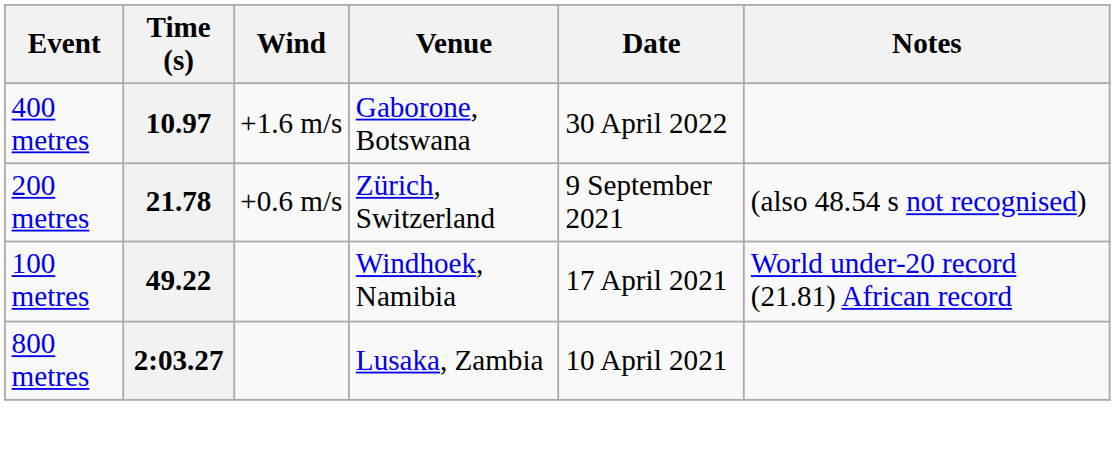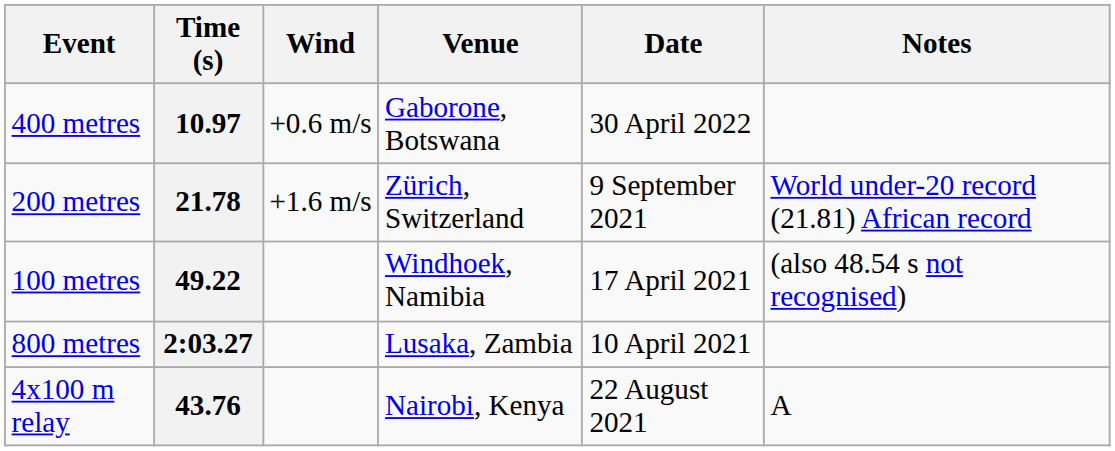(291, 122) +1.6 m/s -> (320, 122) +0.6 m/s
(291, 201) +0.6 m/s -> (320, 201) +1.6 m/s
(919, 201) (also 48.54 s not recognised) -> (903, 201) World under-20 record (21.81) African record
(884, 280) World under-20 record (21.81) African record -> (867, 280) (also 48.54 s not recognised)
+ row: (208, 405)
